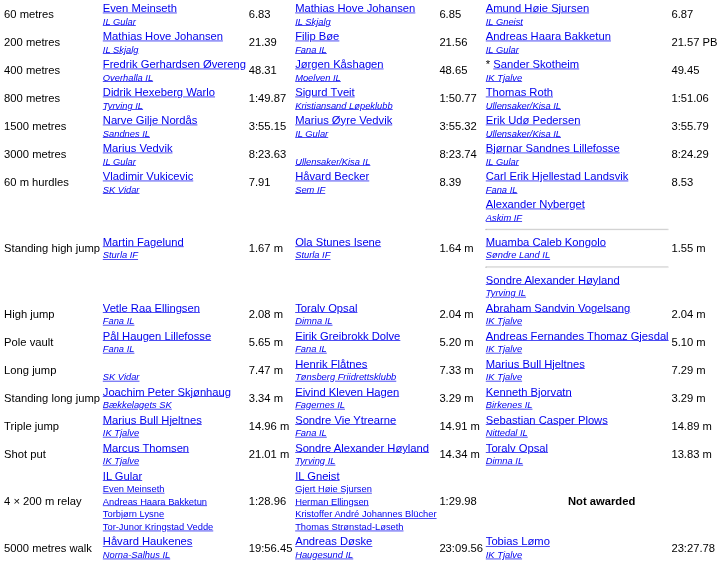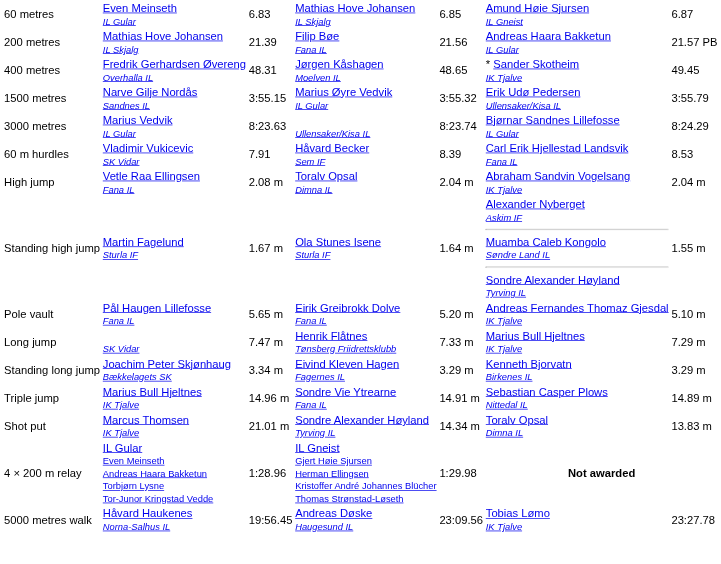- row: (32, 98)
rows swapped: (29, 314) <-> (52, 248)
